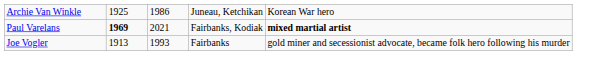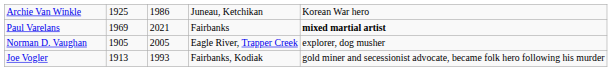(118, 27) bold -> (118, 27) normal
(227, 27) Fairbanks, Kodiak -> (210, 27) Fairbanks
+ row: (47, 43)
(210, 43) Fairbanks -> (227, 58) Fairbanks, Kodiak
